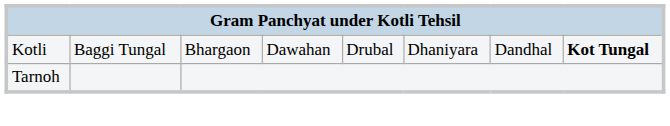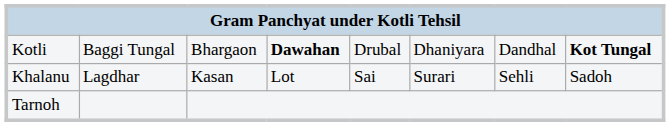(298, 48) normal -> (305, 48) bold
+ row: (41, 76)
